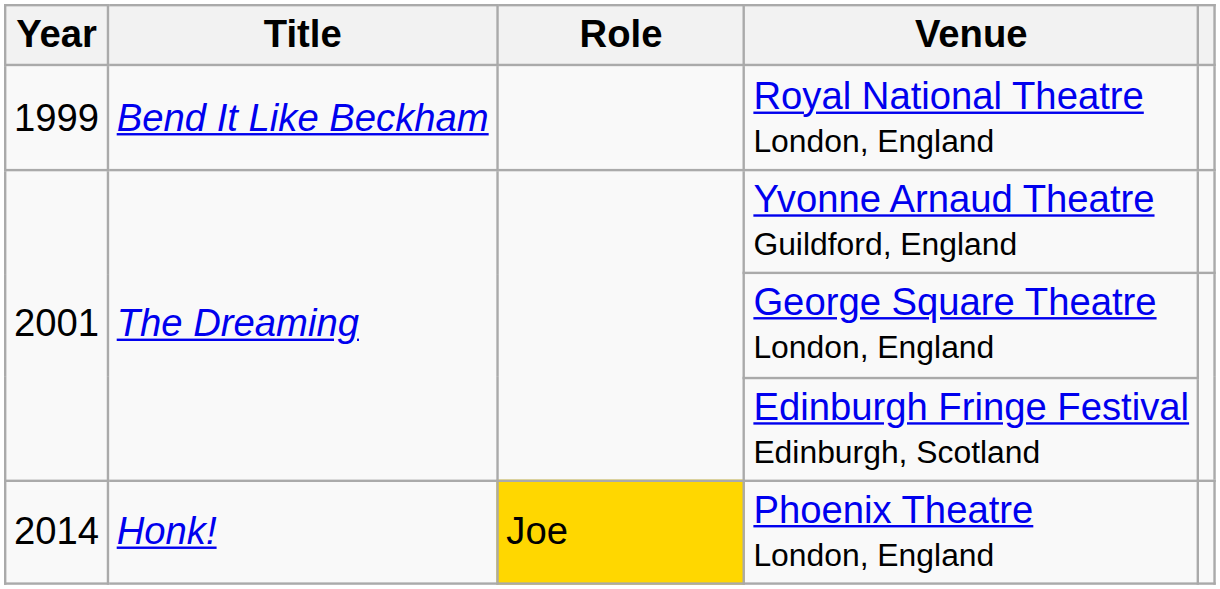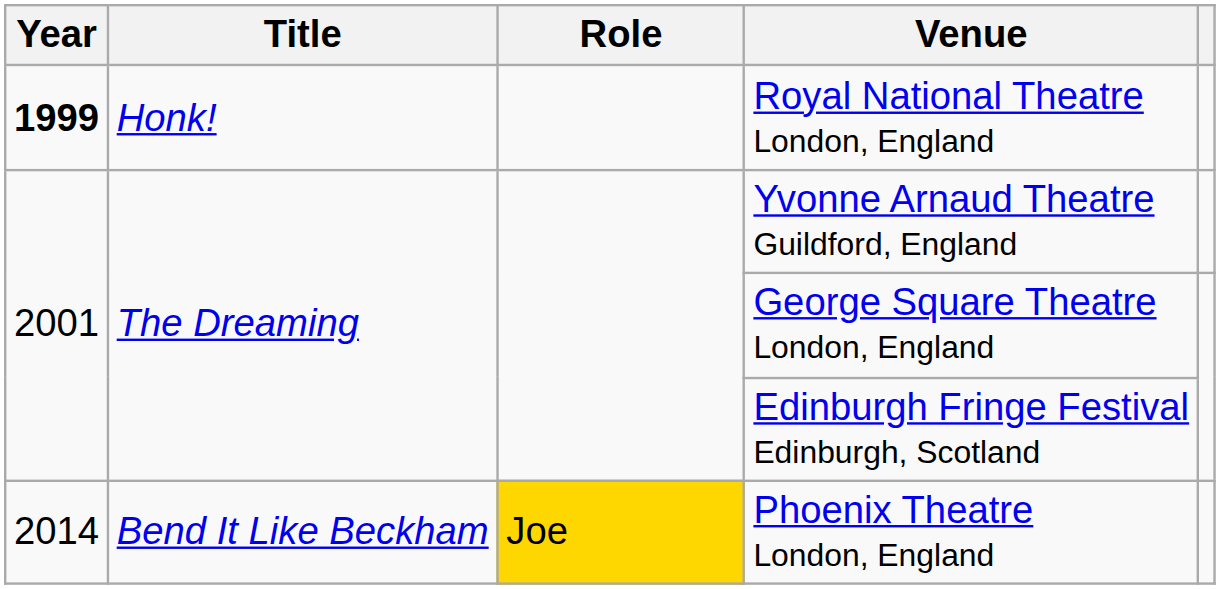(57, 116) normal -> (57, 116) bold
(303, 116) Bend It Like Beckham -> (167, 116) Honk!
(167, 531) Honk! -> (303, 531) Bend It Like Beckham
